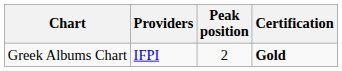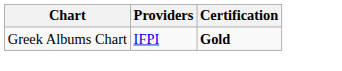- column: (224, 24)
